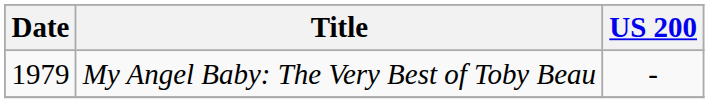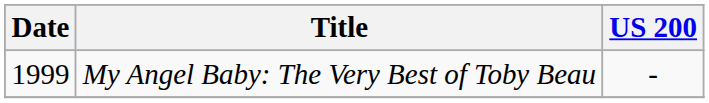(41, 73) 1979 -> (41, 73) 1999
